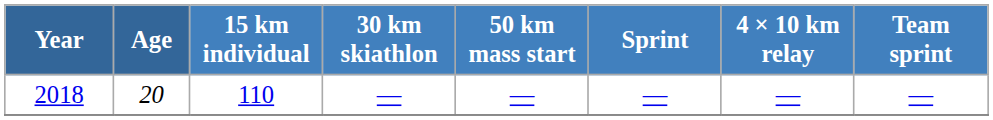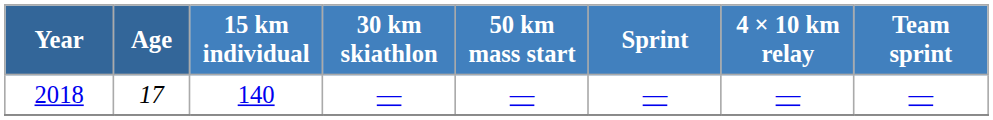(152, 94) 20 -> (152, 94) 17
(256, 94) 110 -> (256, 94) 140
